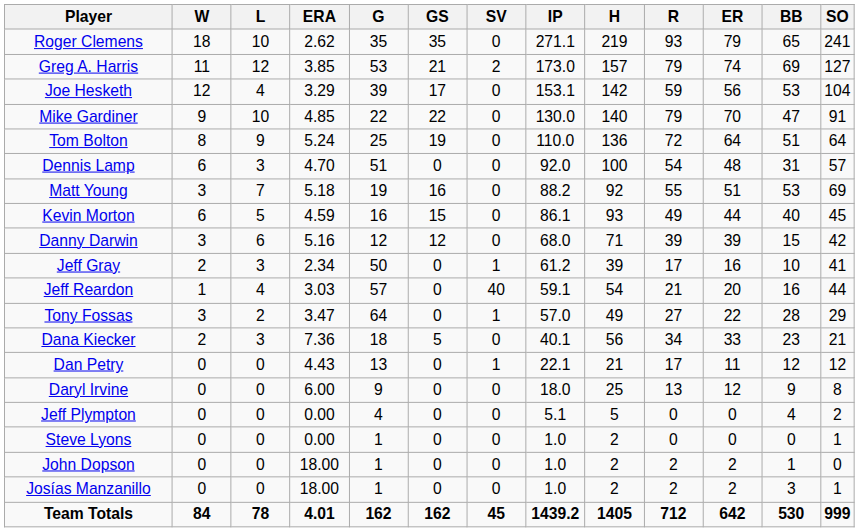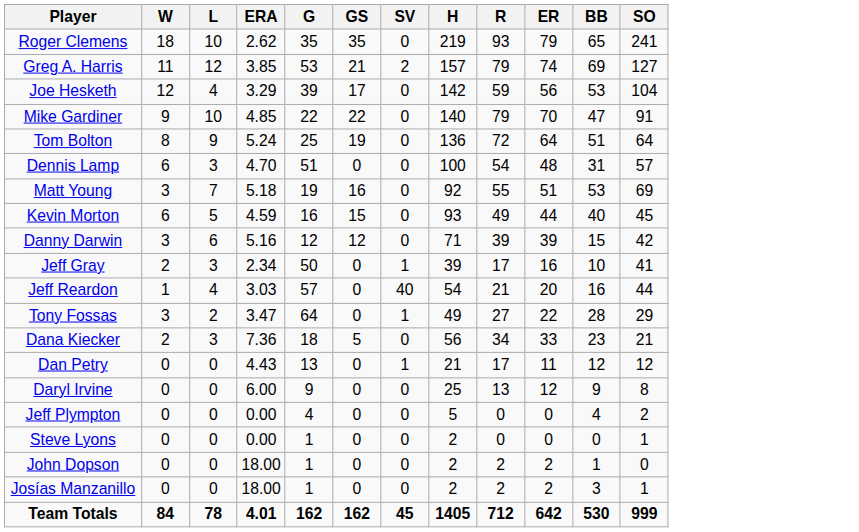- column: (555, 16)
